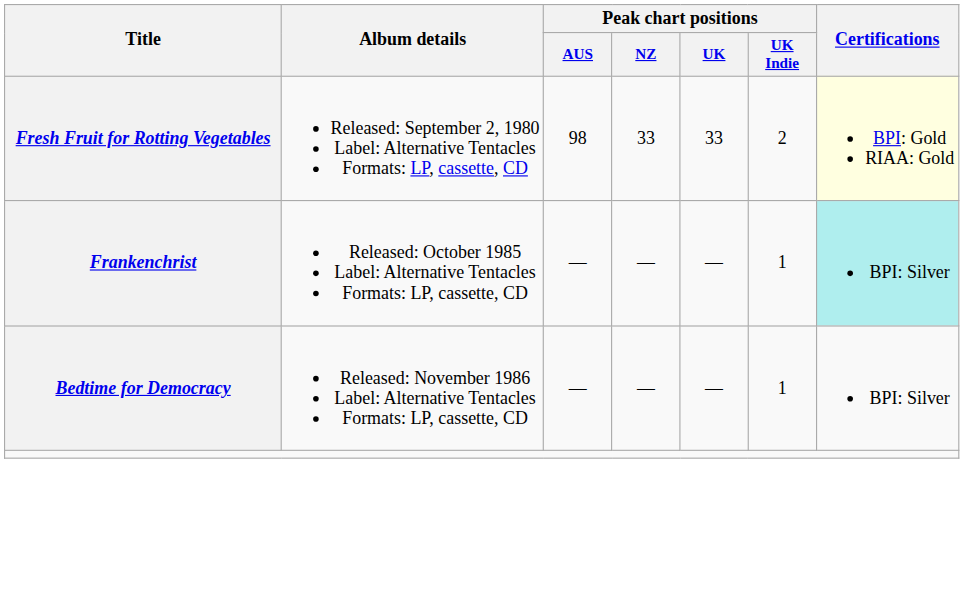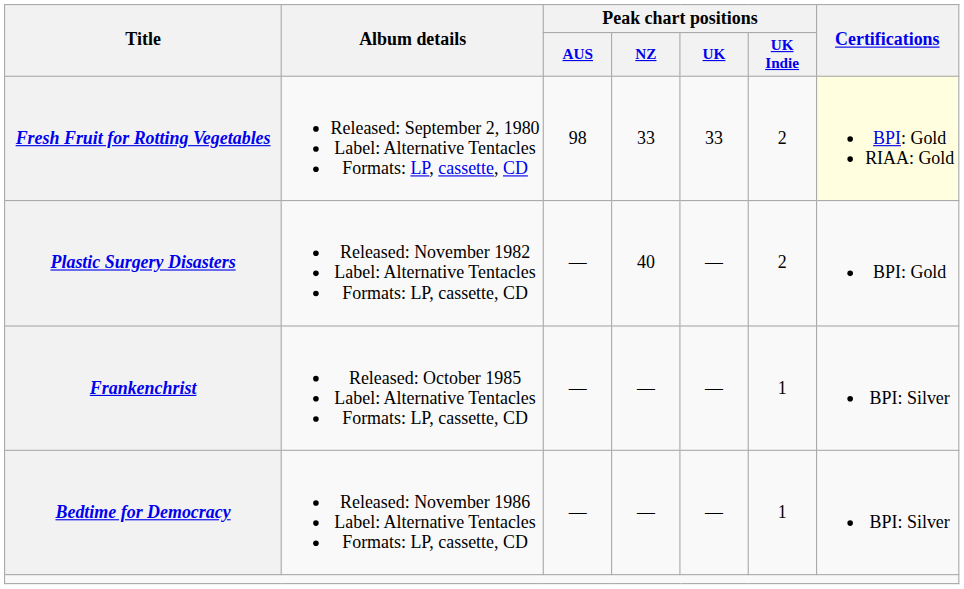+ row: (143, 263)
(887, 273) paleturquoise background -> (887, 398) no background
